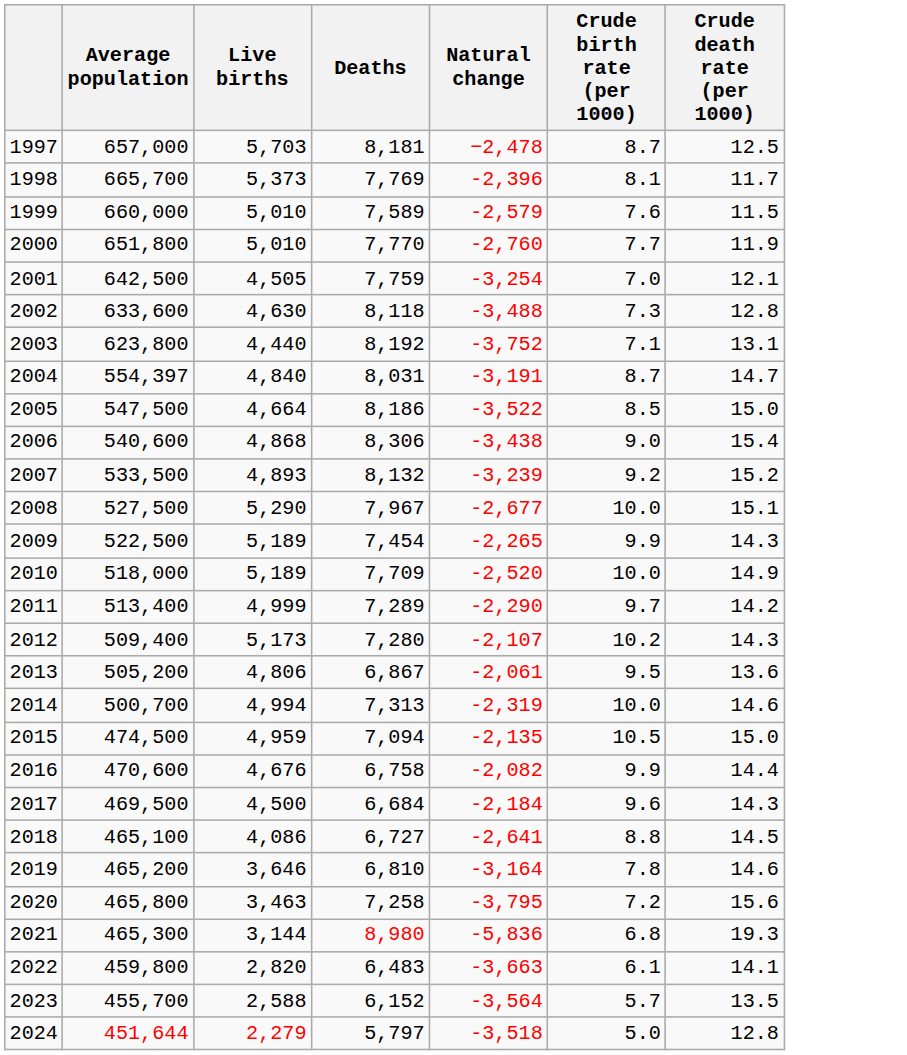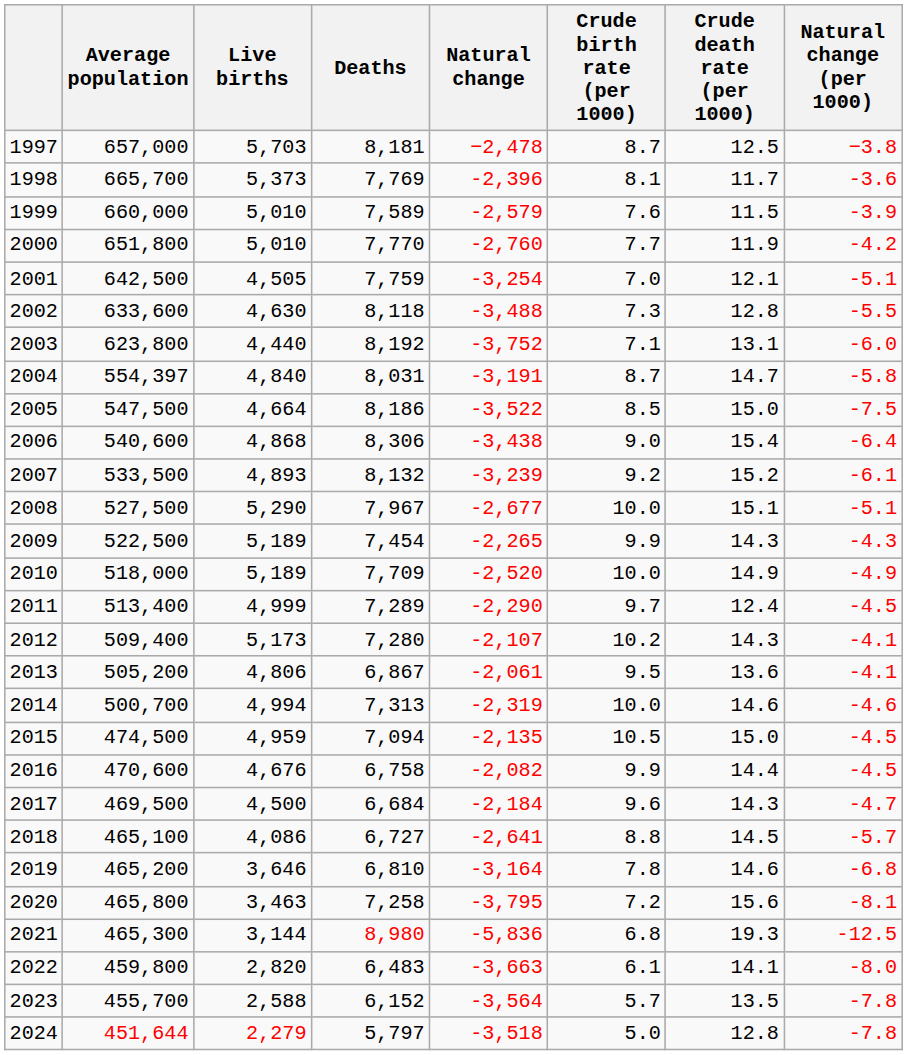+ column: (843, 68)
(755, 607) 14.2 -> (755, 607) 12.4
